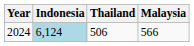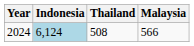(99, 32) 506 -> (99, 32) 508
